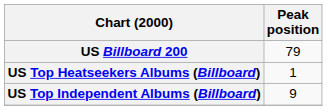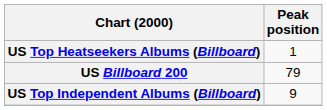rows swapped: (134, 51) <-> (134, 72)
